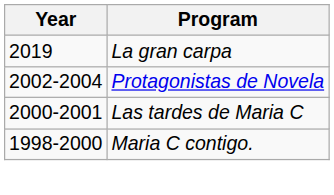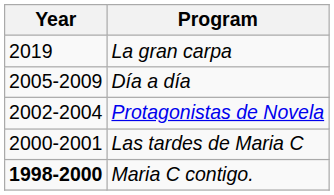+ row: (151, 81)
(56, 143) normal -> (56, 174) bold
